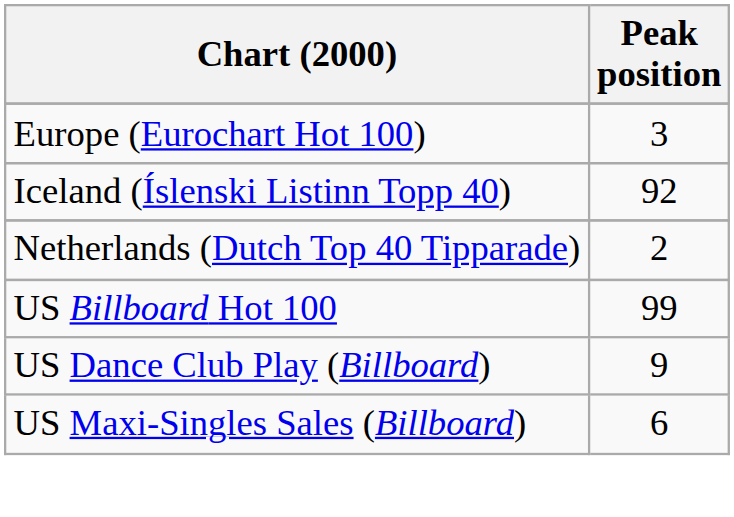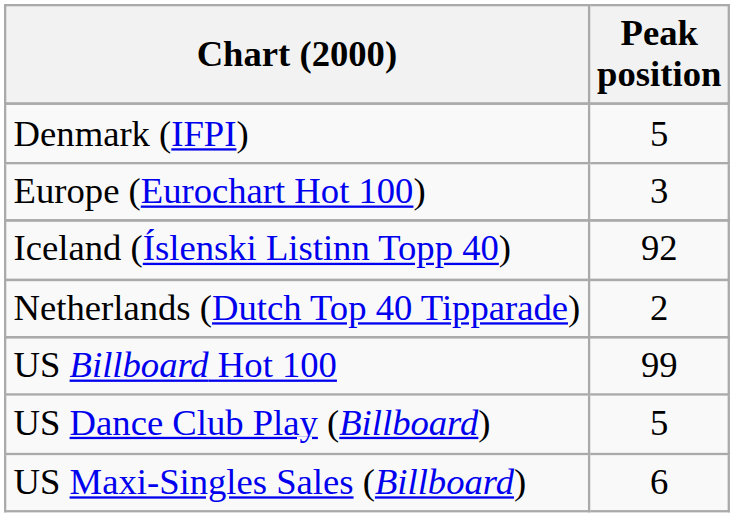+ row: (131, 132)
(659, 365) 9 -> (659, 423) 5
